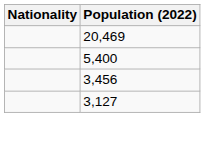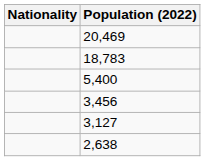+ row: (104, 58)
+ row: (100, 144)
